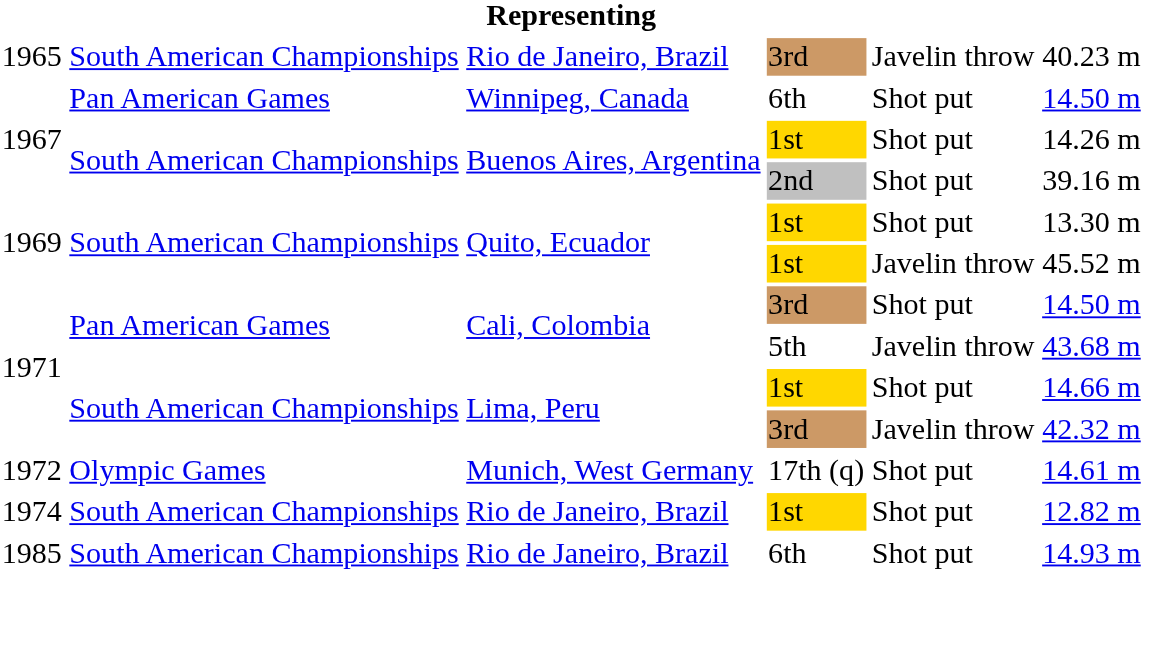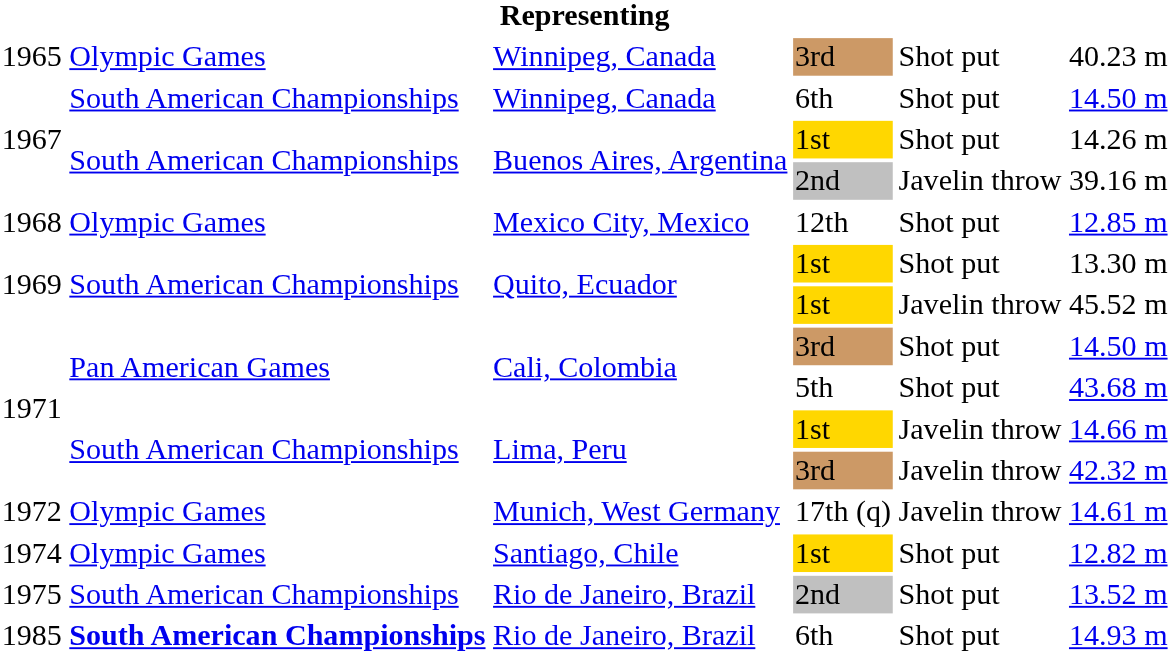(264, 56) South American Championships -> (167, 56) Olympic Games
(597, 56) Rio de Janeiro, Brazil -> (604, 56) Winnipeg, Canada
(953, 56) Javelin throw -> (949, 56) Shot put
(200, 97) Pan American Games -> (264, 97) South American Championships
(922, 180) Shot put -> (980, 180) Javelin throw
+ row: (32, 221)
(953, 346) Javelin throw -> (949, 387) Shot put
(922, 387) Shot put -> (980, 428) Javelin throw
(922, 470) Shot put -> (980, 511) Javelin throw
(264, 511) South American Championships -> (167, 552) Olympic Games
(597, 511) Rio de Janeiro, Brazil -> (586, 552) Santiago, Chile
+ row: (32, 594)
(264, 552) normal -> (277, 635) bold
